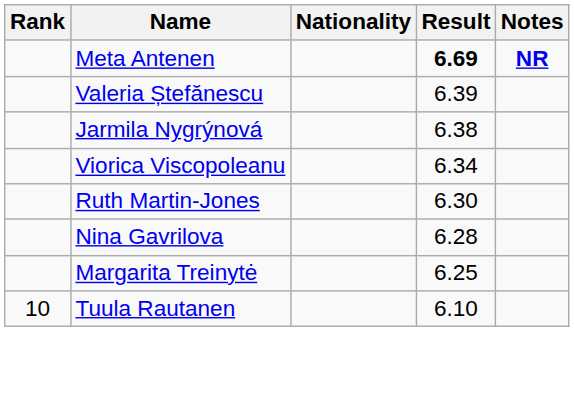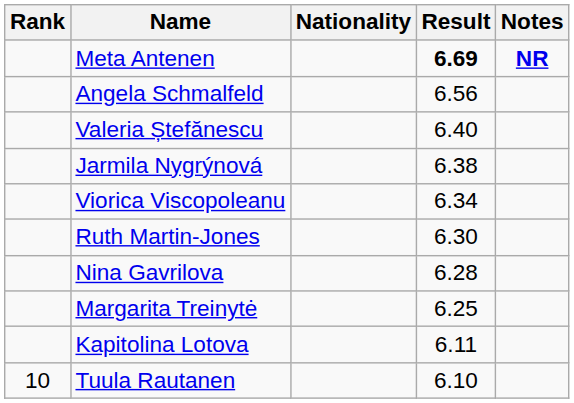+ row: (170, 93)
(456, 93) 6.39 -> (456, 129) 6.40
+ row: (162, 344)
